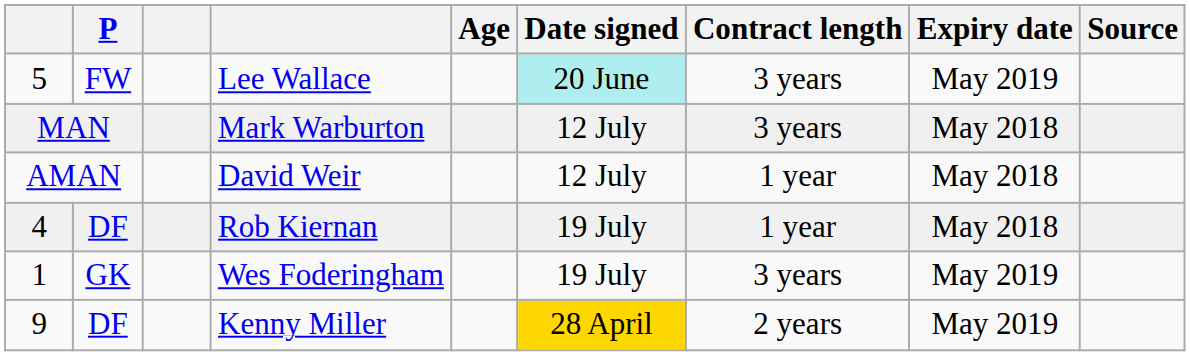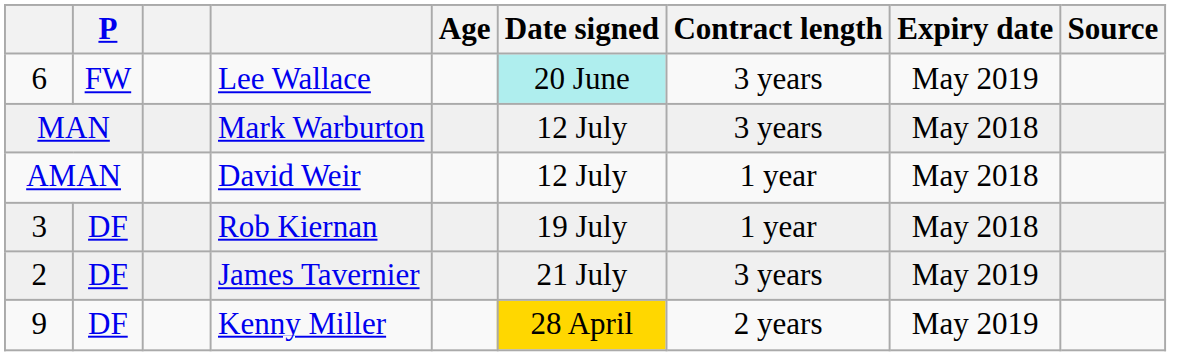(39, 78) 5 -> (39, 78) 6
(39, 226) 4 -> (39, 226) 3
- row: (331, 275)
+ row: (319, 275)
